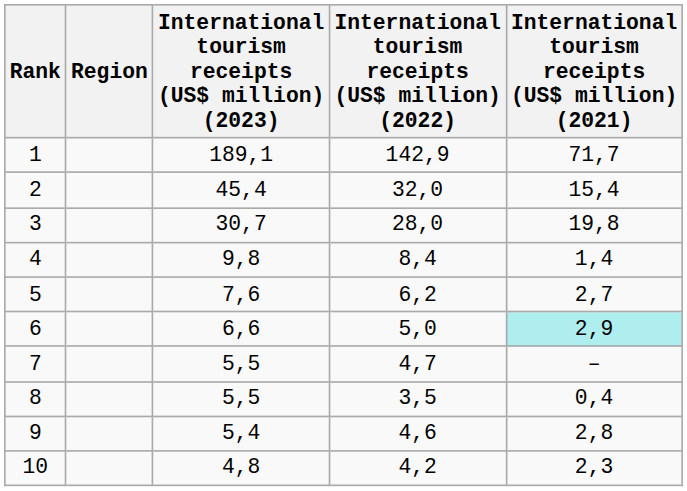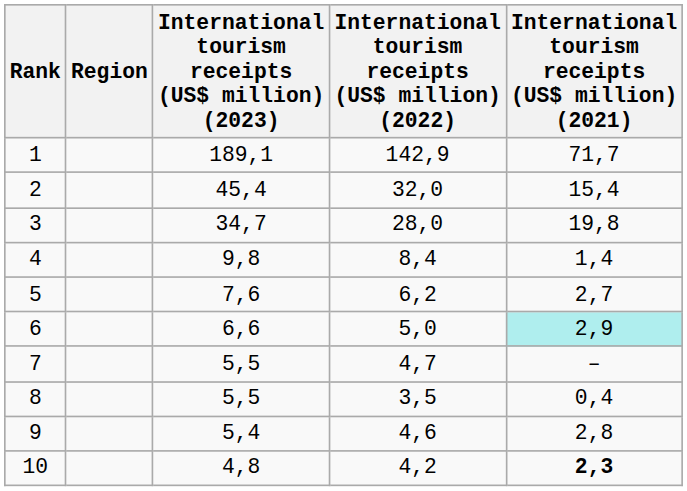(241, 225) 30,7 -> (241, 225) 34,7
(594, 468) normal -> (594, 468) bold
